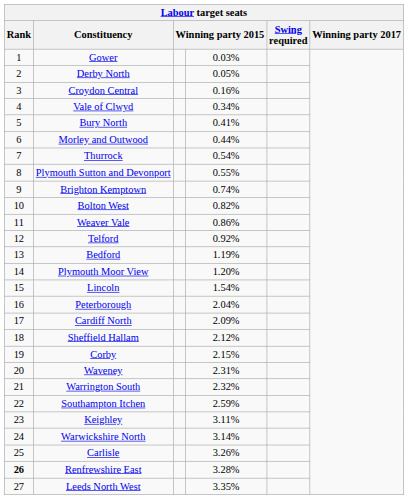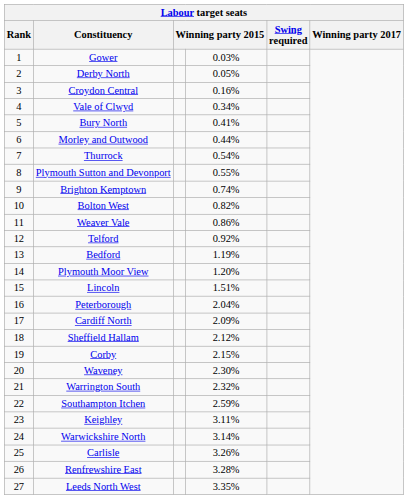(226, 288) 1.54% -> (226, 288) 1.51%
(226, 370) 2.31% -> (226, 370) 2.30%
(19, 469) bold -> (19, 469) normal
